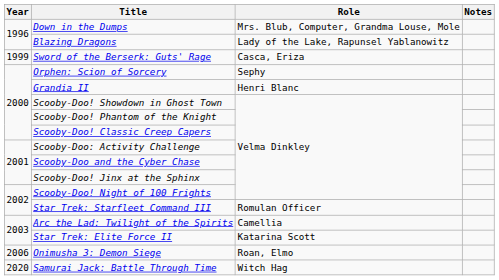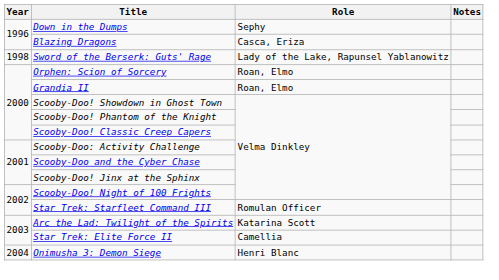(349, 27) Mrs. Blub, Computer, Grandma Louse, Mole -> (252, 27) Sephy
(343, 42) Lady of the Lake, Rapunsel Yablanowitz -> (271, 42) Casca, Eriza
(18, 57) 1999 -> (18, 57) 1998
(271, 57) Casca, Eriza -> (343, 57) Lady of the Lake, Rapunsel Yablanowitz
(252, 72) Sephy -> (265, 72) Roan, Elmo
(268, 87) Henri Blanc -> (265, 87) Roan, Elmo
(260, 222) Camellia -> (277, 222) Katarina Scott
(277, 238) Katarina Scott -> (260, 238) Camellia
(18, 253) 2006 -> (18, 253) 2004
(265, 253) Roan, Elmo -> (268, 253) Henri Blanc
- row: (125, 268)
